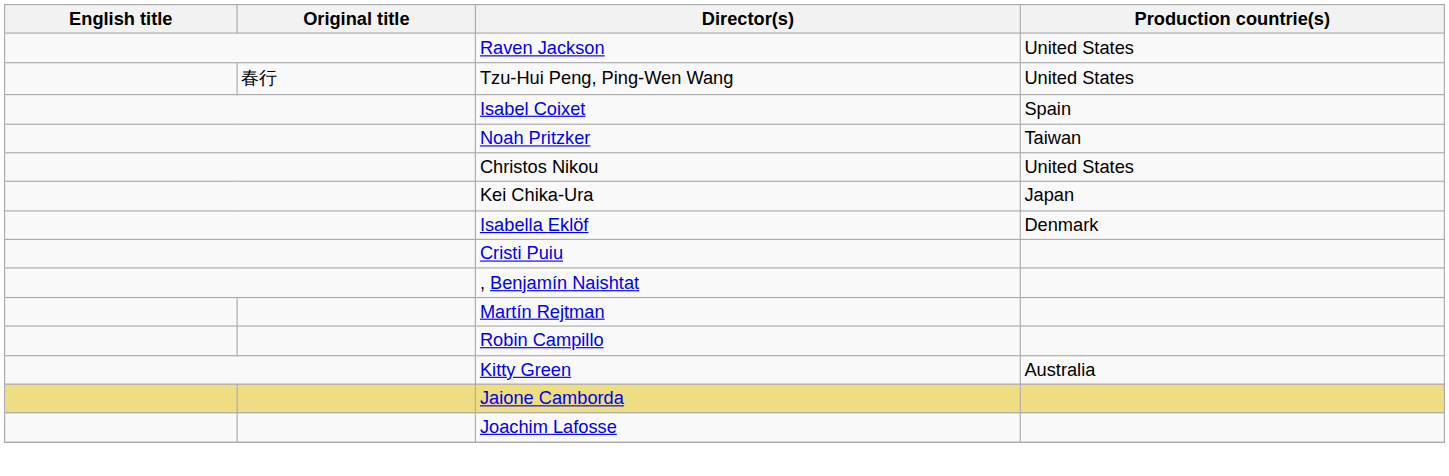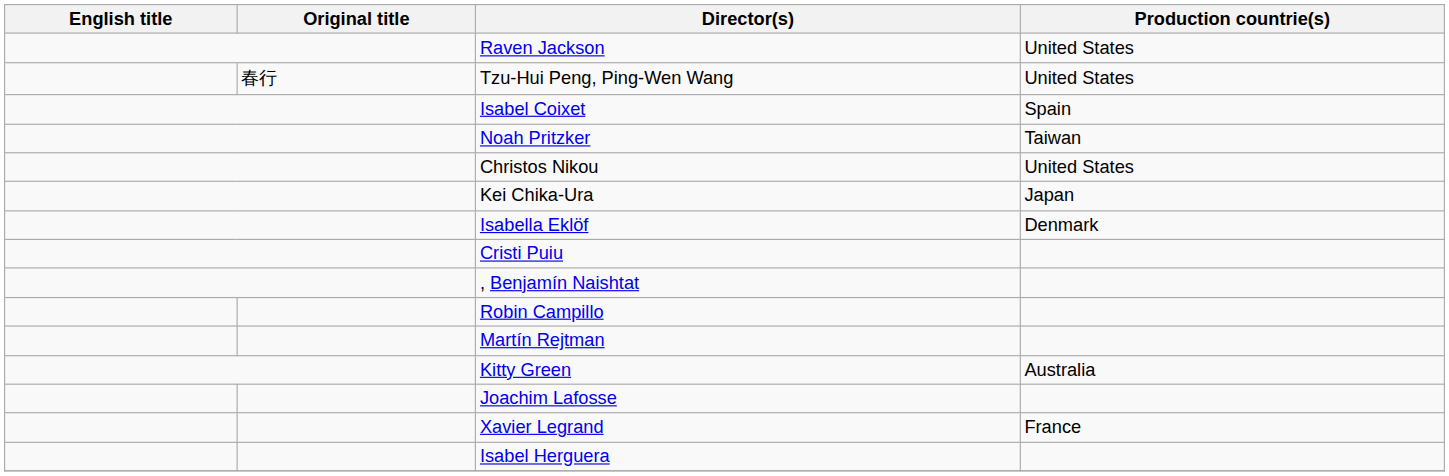rows swapped: (542, 311) <-> (542, 340)
- row: (552, 398)
+ row: (542, 427)
+ row: (545, 456)
